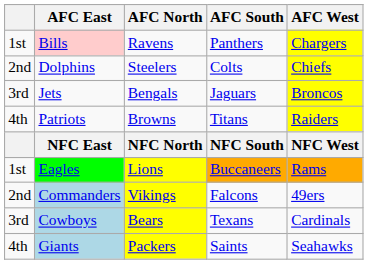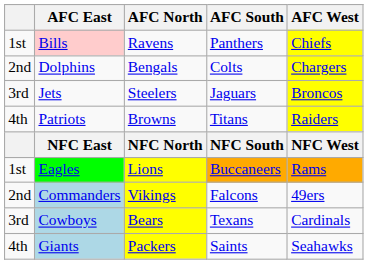(319, 43) Chargers -> (311, 43) Chiefs
(152, 68) Steelers -> (153, 68) Bengals
(311, 68) Chiefs -> (319, 68) Chargers
(153, 93) Bengals -> (152, 93) Steelers
